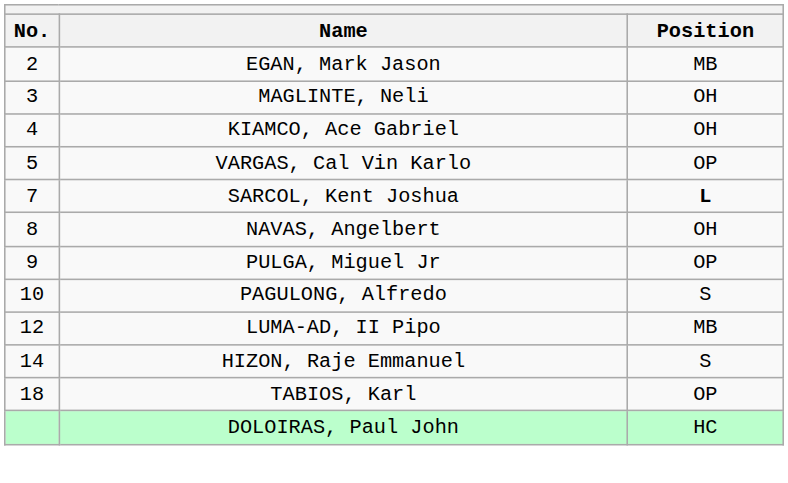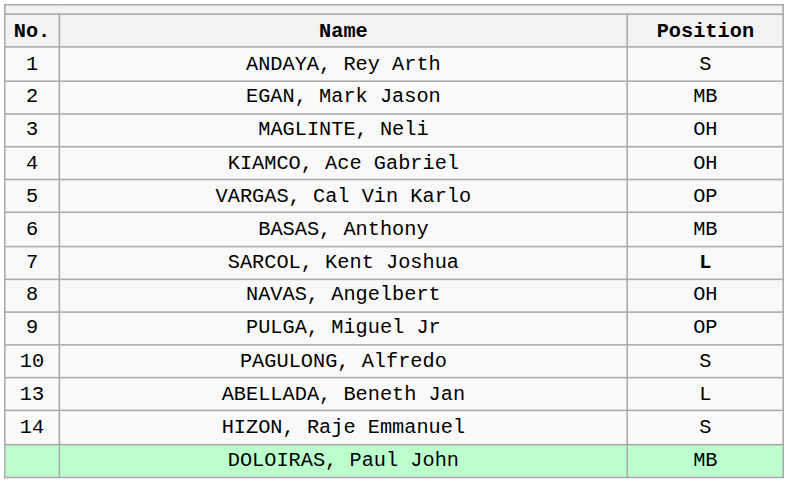+ row: (343, 64)
+ row: (343, 229)
- row: (343, 328)
+ row: (343, 395)
- row: (343, 395)
(705, 428) HC -> (705, 461) MB
